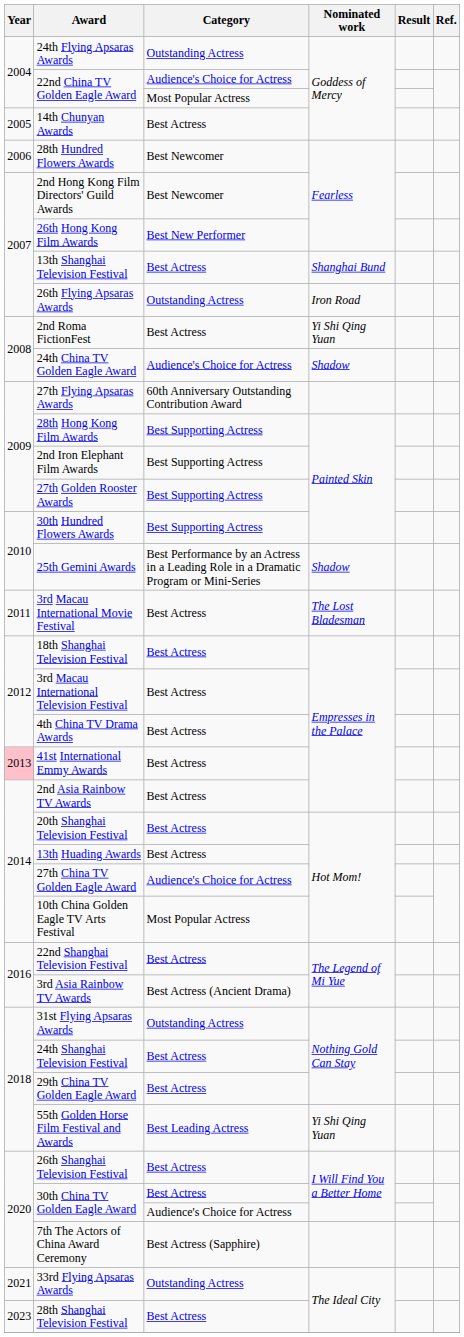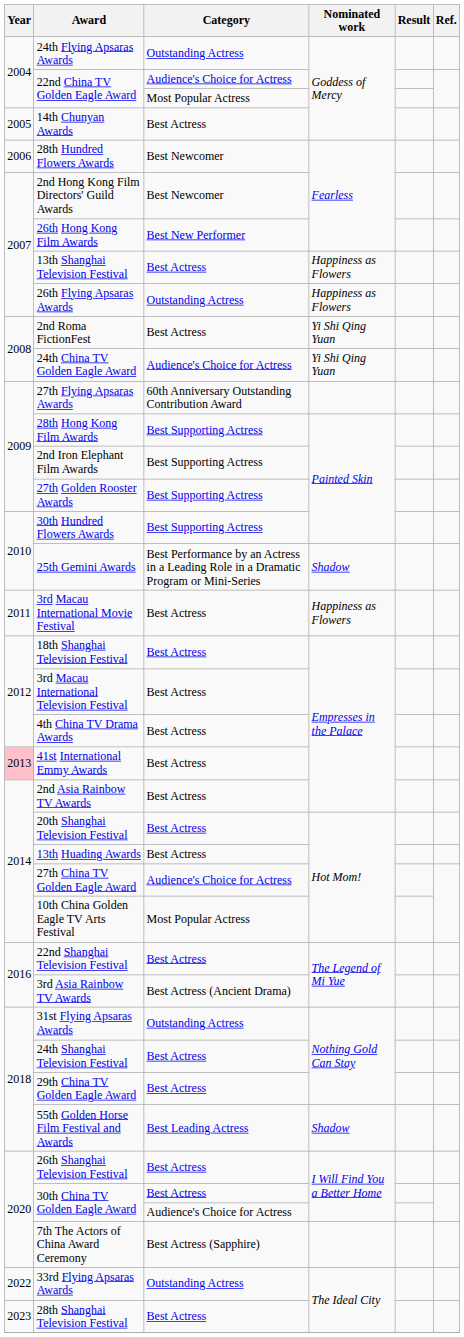(348, 267) Shanghai Bund -> (344, 267) Happiness as Flowers
(336, 300) Iron Road -> (344, 300) Happiness as Flowers
(331, 365) Shadow -> (339, 365) Yi Shi Qing Yuan
(338, 613) The Lost Bladesman -> (344, 613) Happiness as Flowers
(339, 1128) Yi Shi Qing Yuan -> (331, 1128) Shadow
(19, 1283) 2021 -> (19, 1283) 2022
